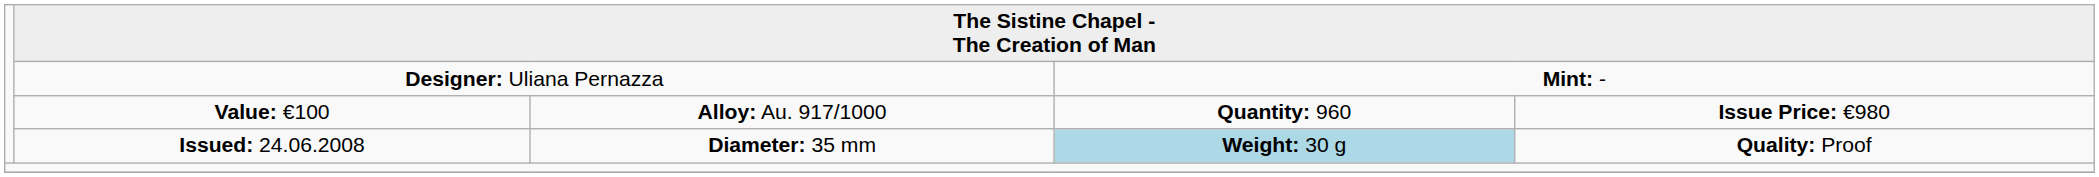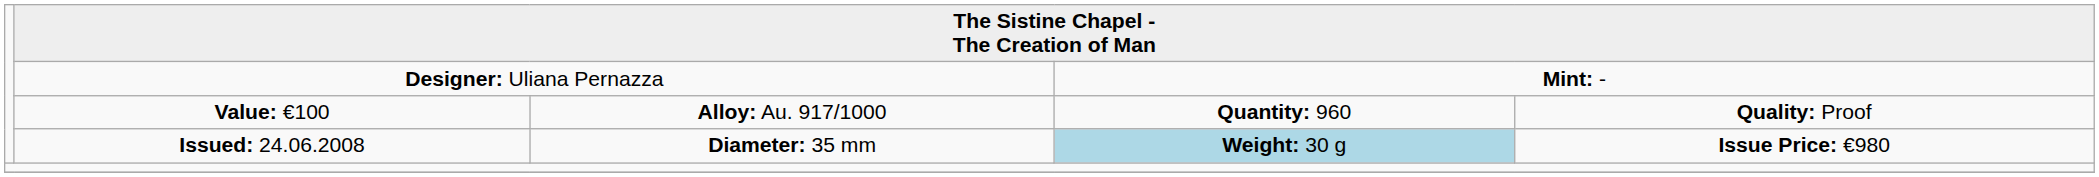(1804, 111) Issue Price: €980 -> (1804, 111) Quality: Proof
(1804, 145) Quality: Proof -> (1804, 145) Issue Price: €980
